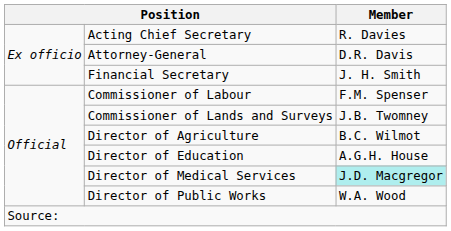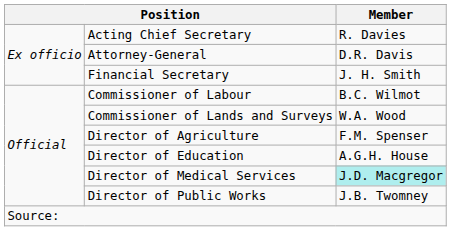(384, 95) F.M. Spenser -> (380, 95) B.C. Wilmot
(384, 115) J.B. Twomney -> (372, 115) W.A. Wood
(380, 135) B.C. Wilmot -> (384, 135) F.M. Spenser
(372, 196) W.A. Wood -> (384, 196) J.B. Twomney
